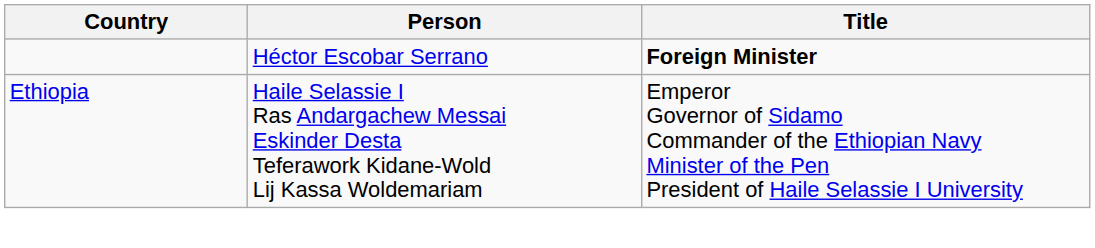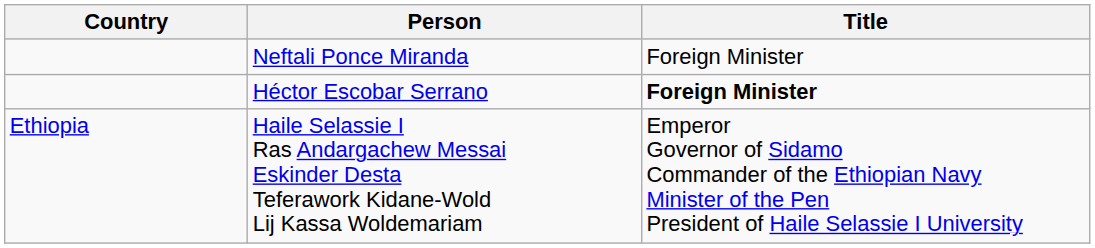+ row: (361, 56)
